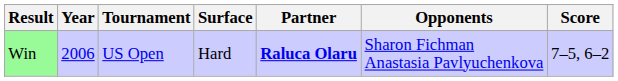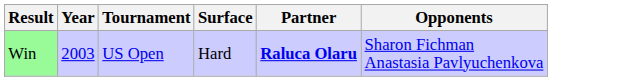- column: (580, 17)
(78, 53) 2006 -> (78, 53) 2003
